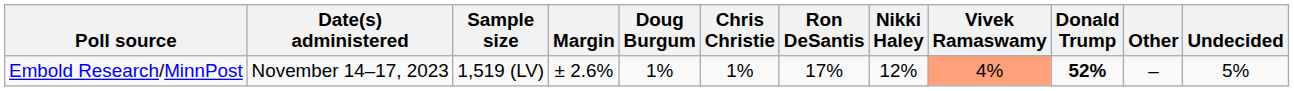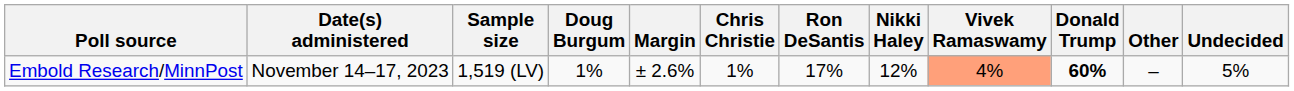columns swapped: (584, 41) <-> (660, 30)
(1087, 71) 52% -> (1087, 71) 60%
